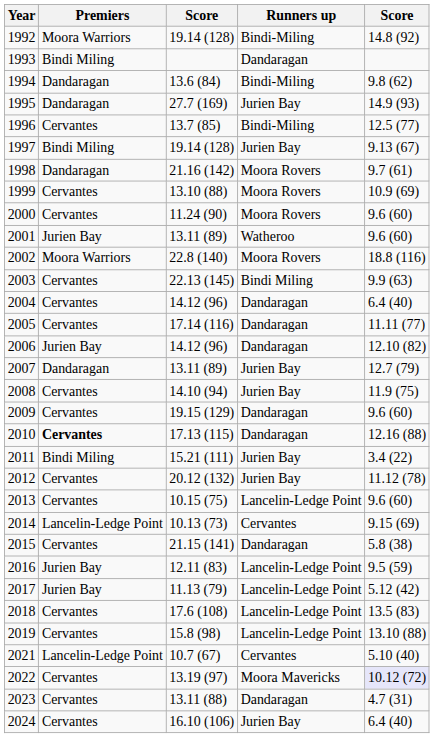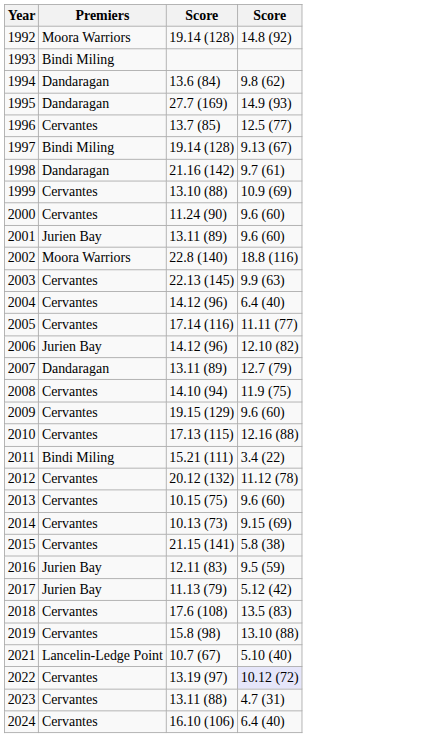- column: (301, 15)
(72, 434) bold -> (70, 434) normal
(102, 523) Lancelin-Ledge Point -> (70, 523) Cervantes
